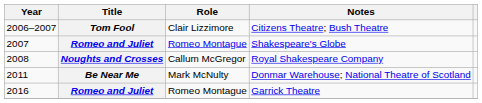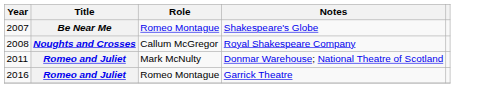- row: (320, 28)
(112, 43) Romeo and Juliet -> (84, 28) Be Near Me
(112, 75) Be Near Me -> (84, 59) Romeo and Juliet
